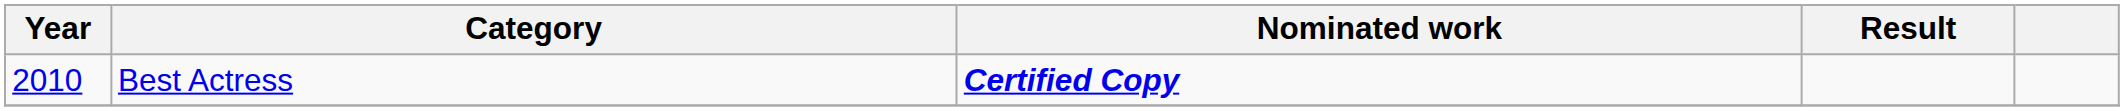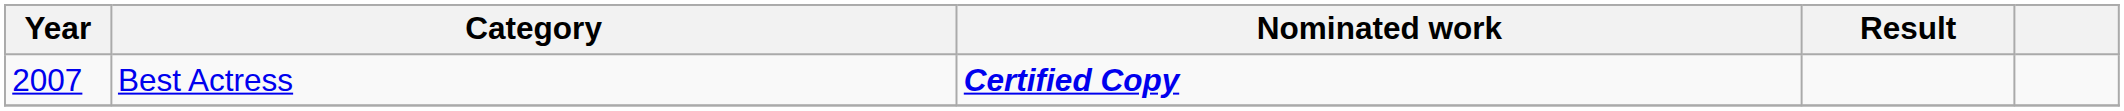(47, 79) 2010 -> (47, 79) 2007
